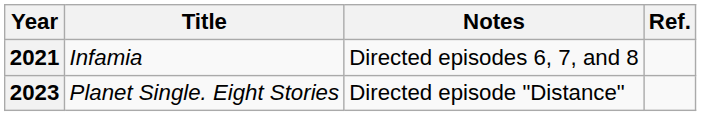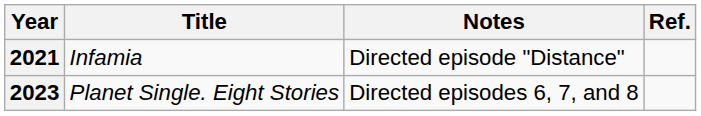(494, 57) Directed episodes 6, 7, and 8 -> (487, 57) Directed episode "Distance"
(487, 92) Directed episode "Distance" -> (494, 92) Directed episodes 6, 7, and 8
